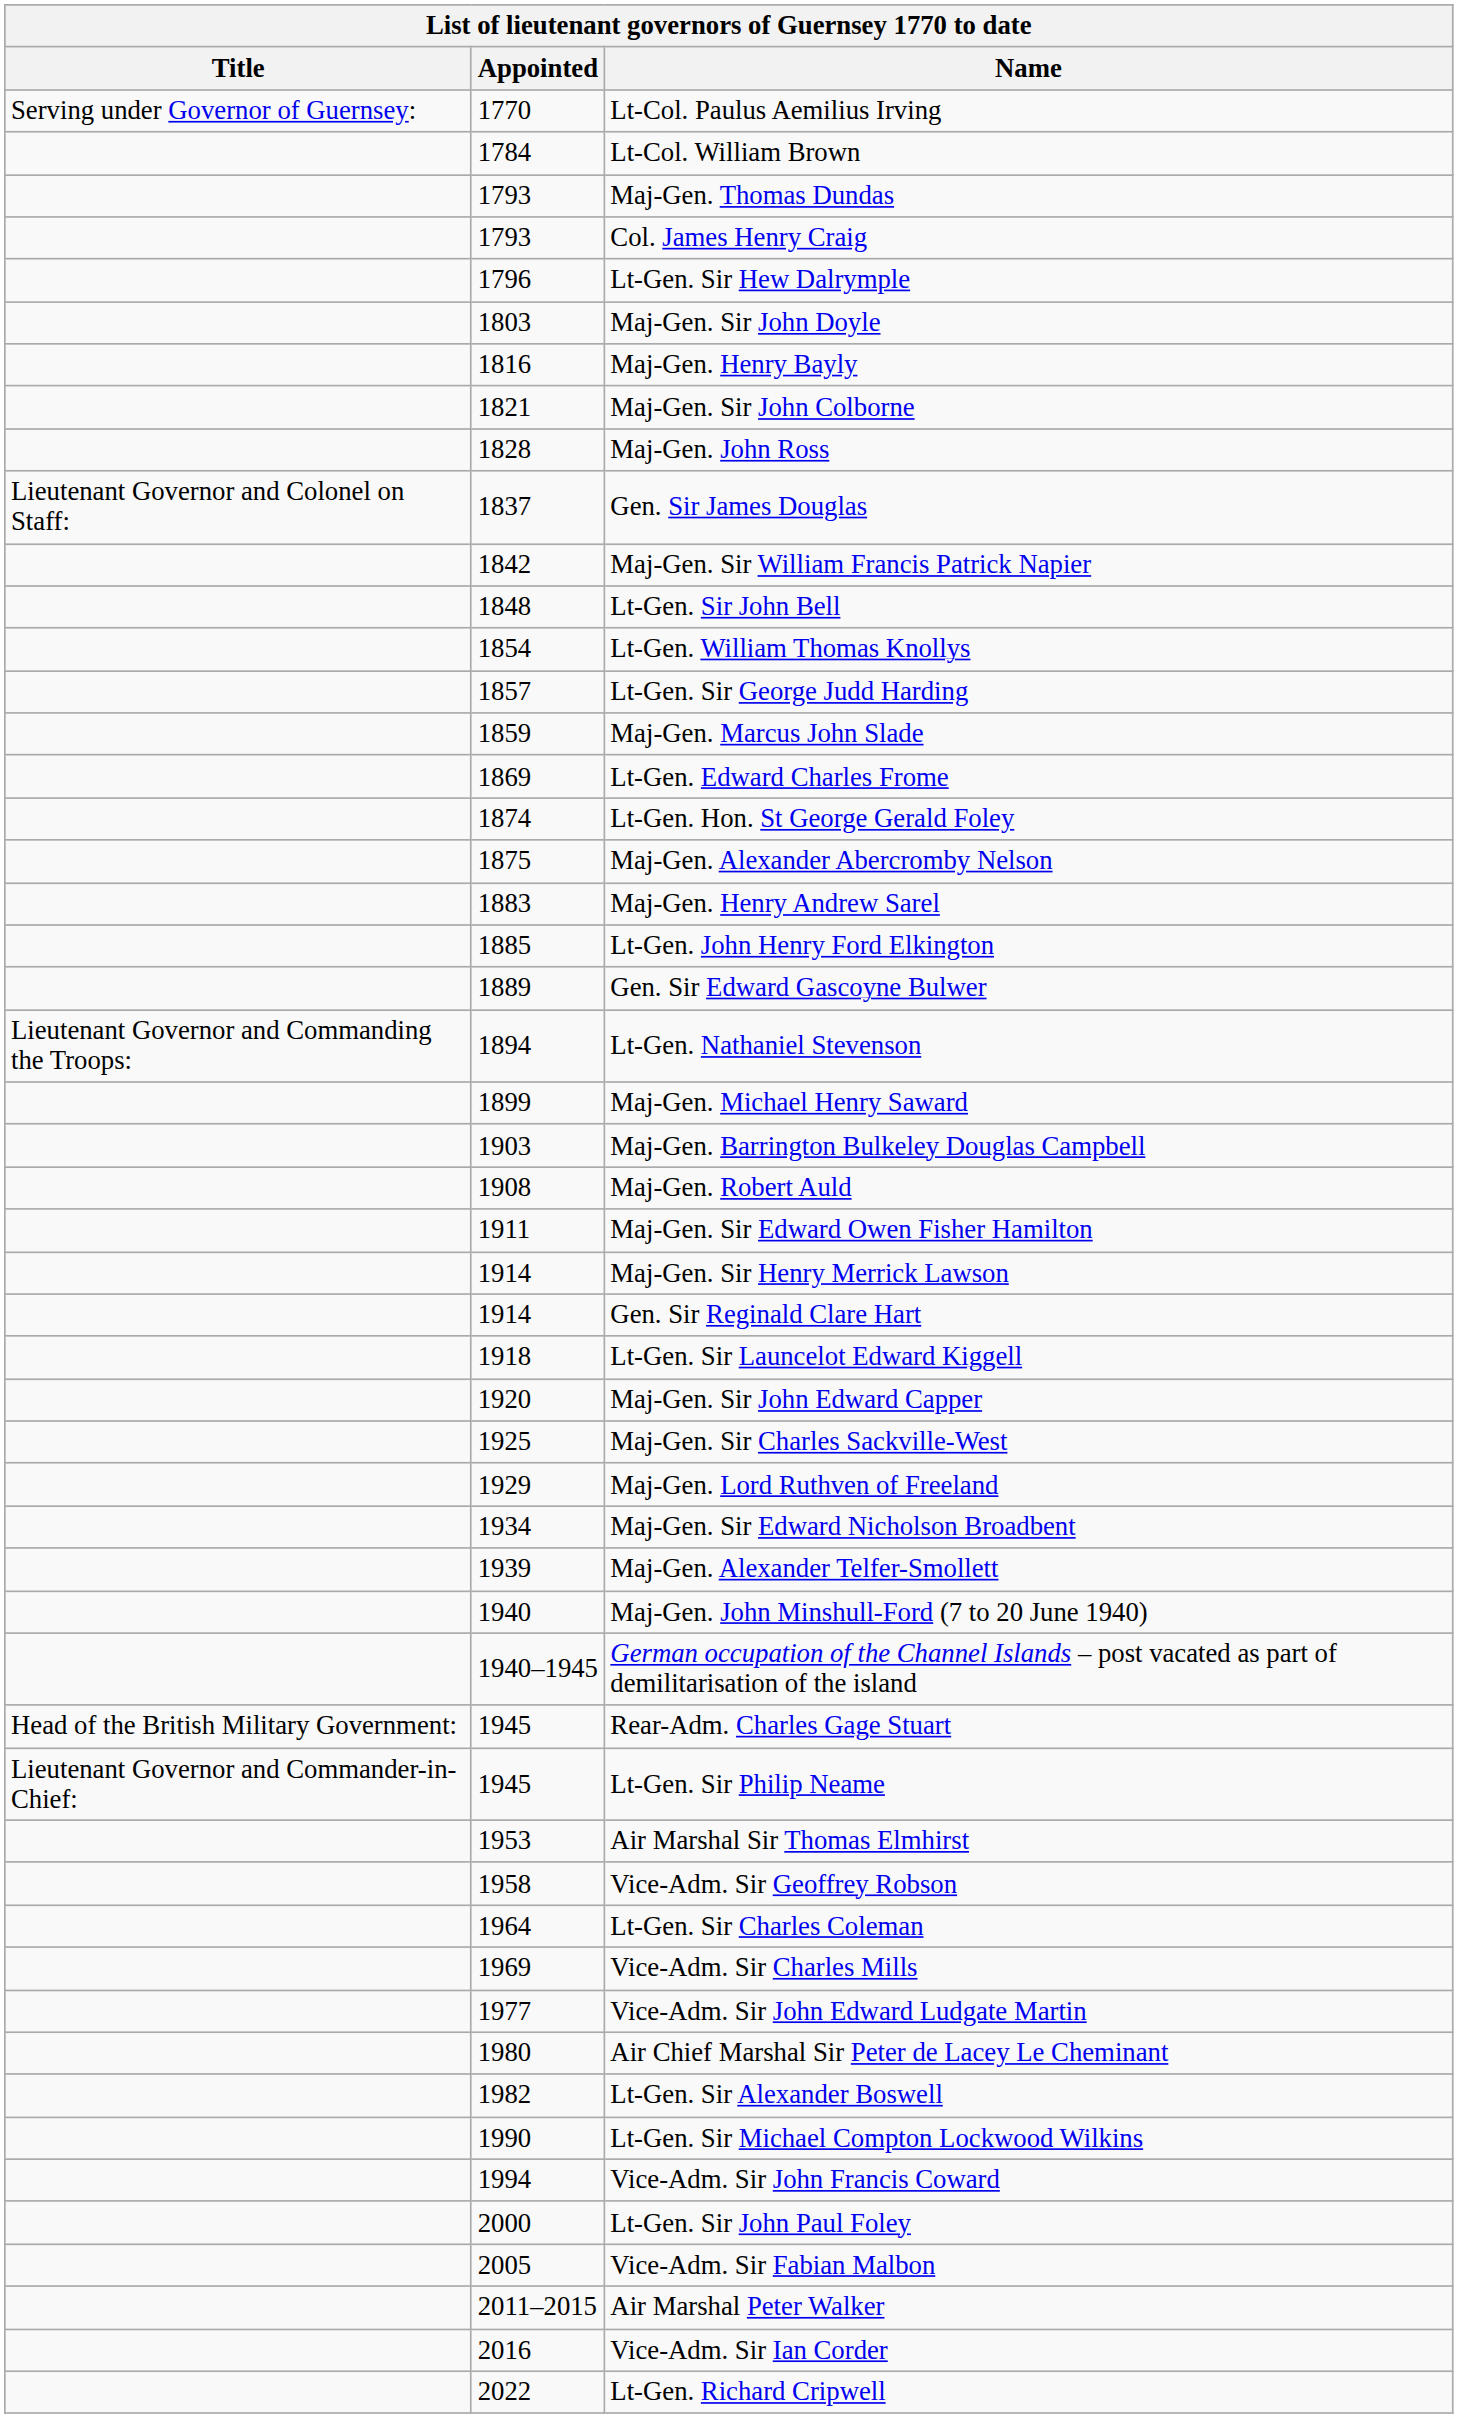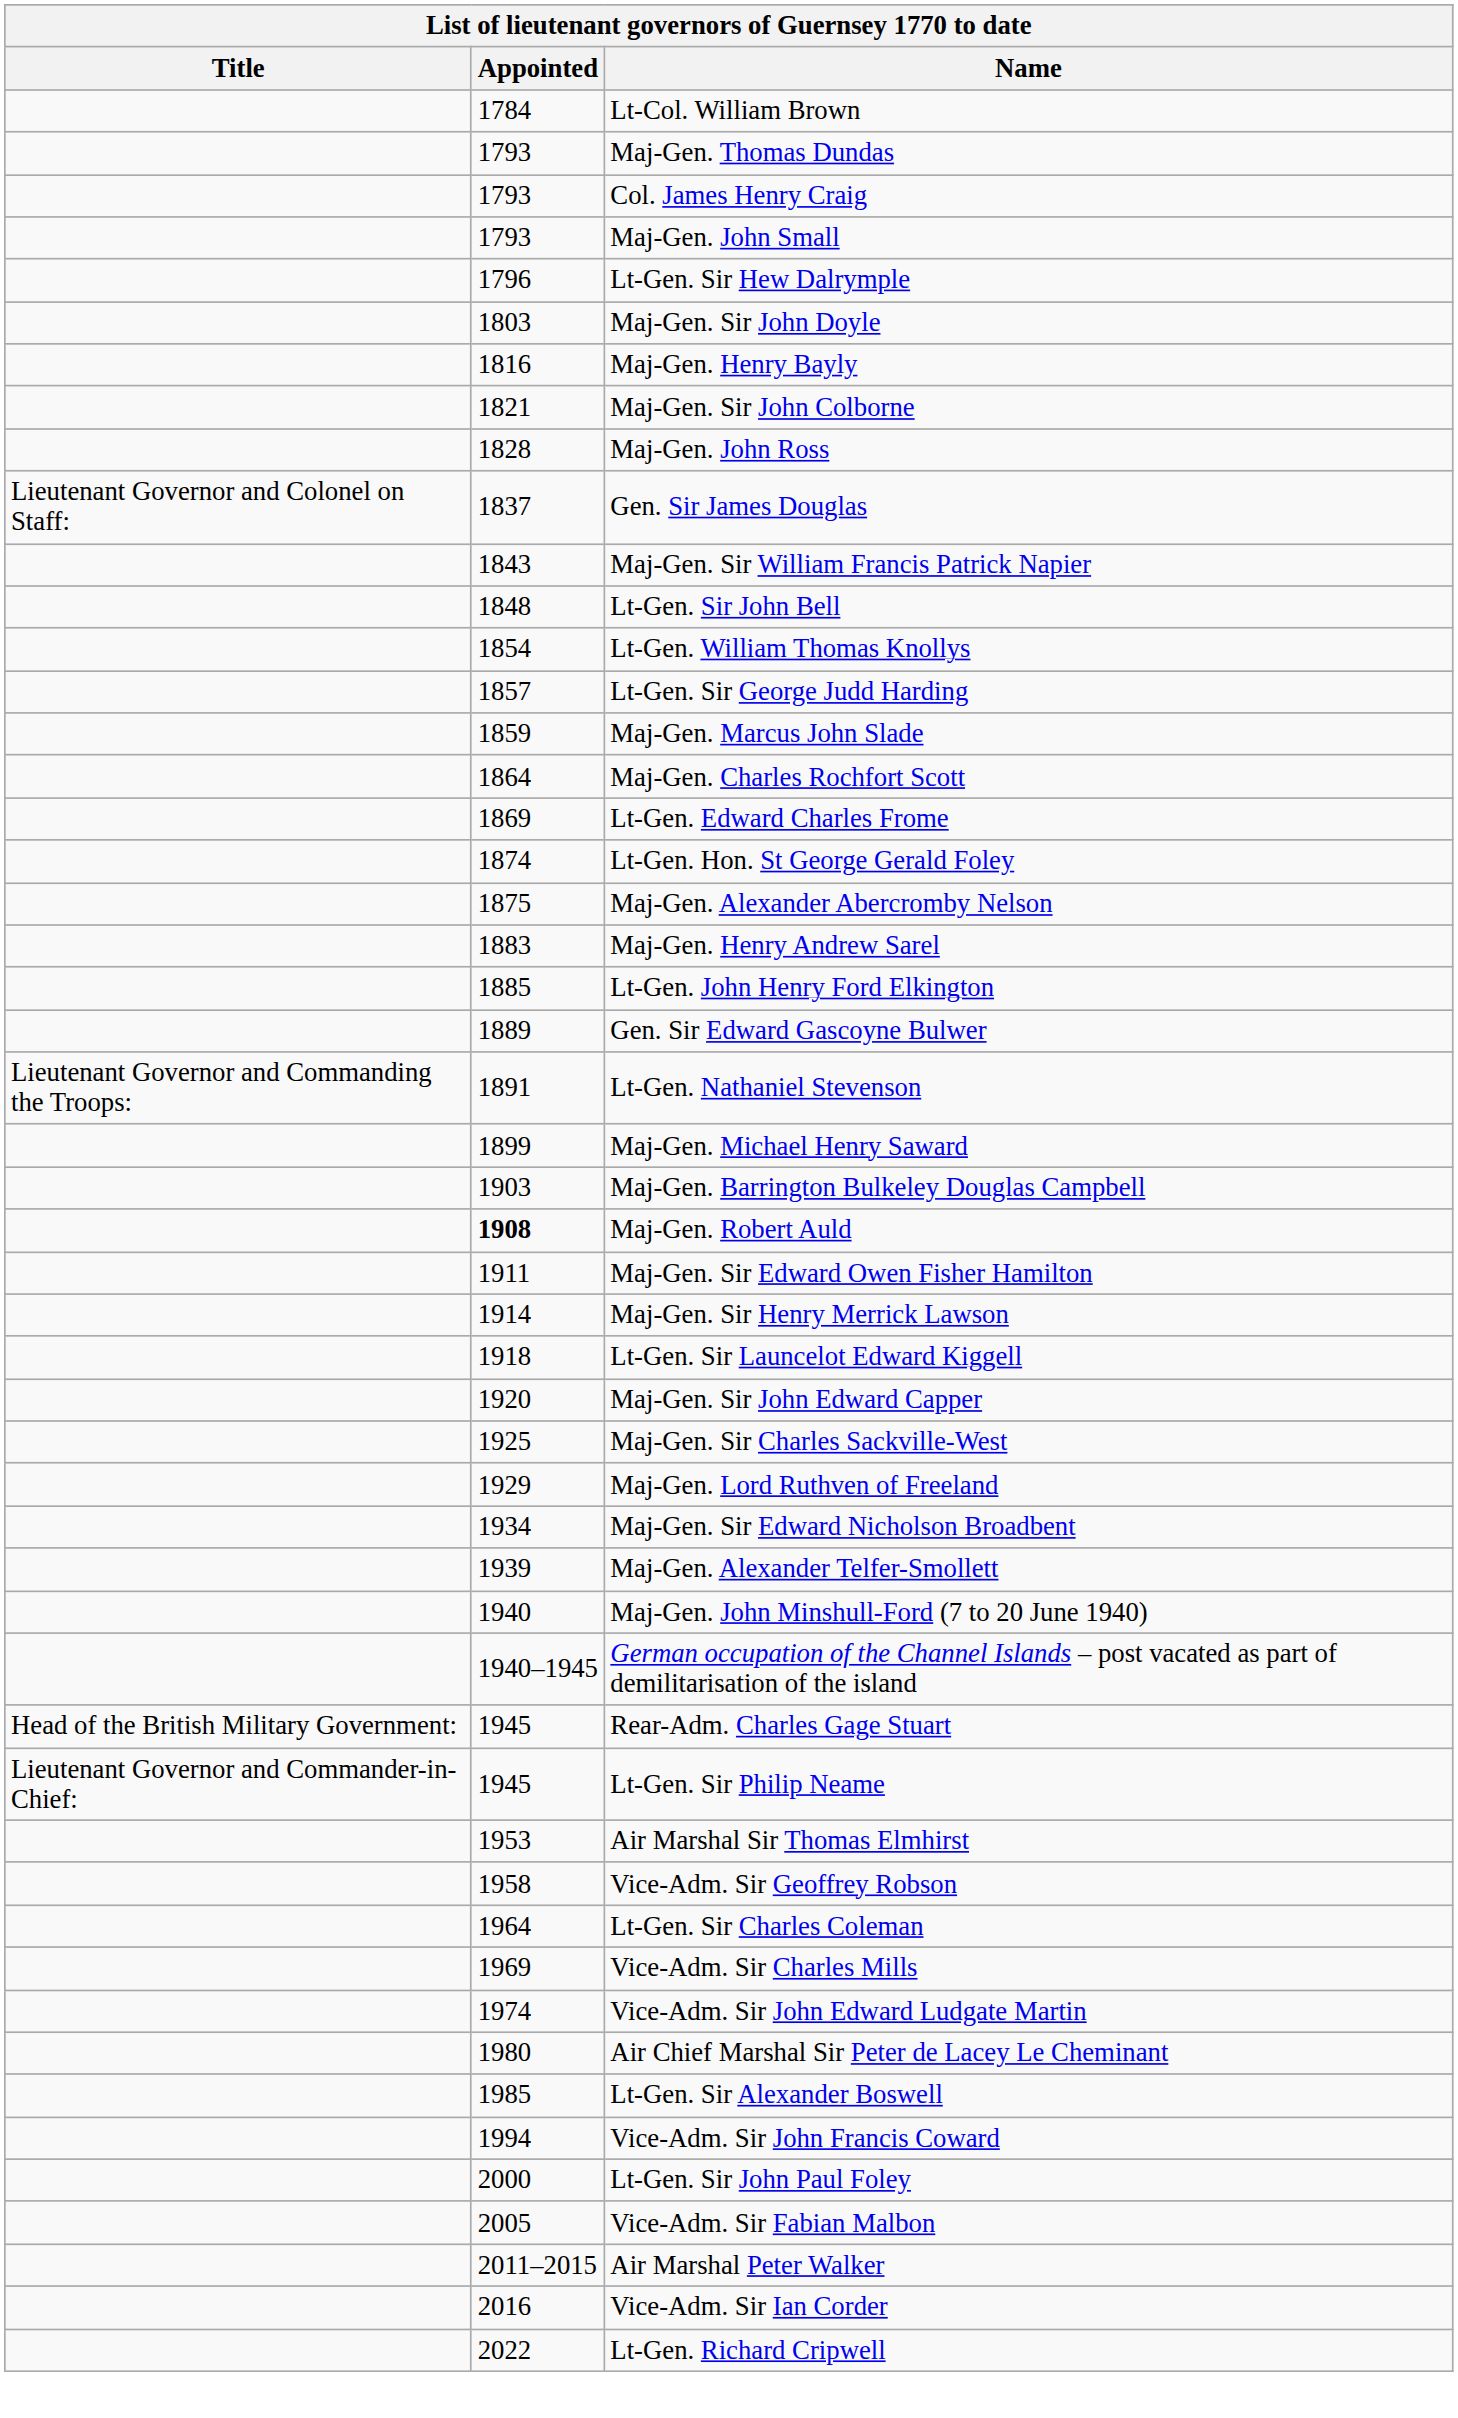- row: (776, 110)
+ row: (725, 237)
(504, 564) 1842 -> (504, 564) 1843
+ row: (788, 776)
(504, 1045) 1894 -> (504, 1087) 1891
(504, 1187) normal -> (504, 1229) bold
- row: (766, 1314)
(504, 2010) 1977 -> (504, 2010) 1974
(504, 2095) 1982 -> (504, 2095) 1985
- row: (877, 2137)
